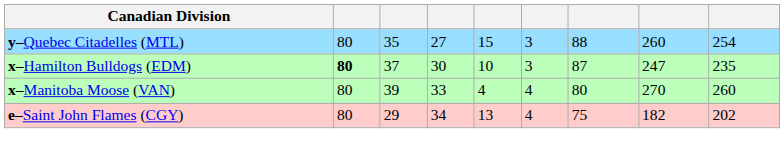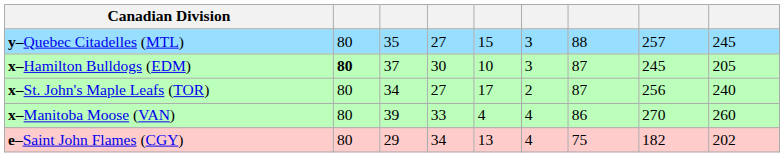(654, 41) 260 -> (654, 41) 257
(724, 41) 254 -> (724, 41) 245
(654, 66) 247 -> (654, 66) 245
(724, 66) 235 -> (724, 66) 205
+ row: (109, 90)
(579, 90) 80 -> (579, 115) 86
